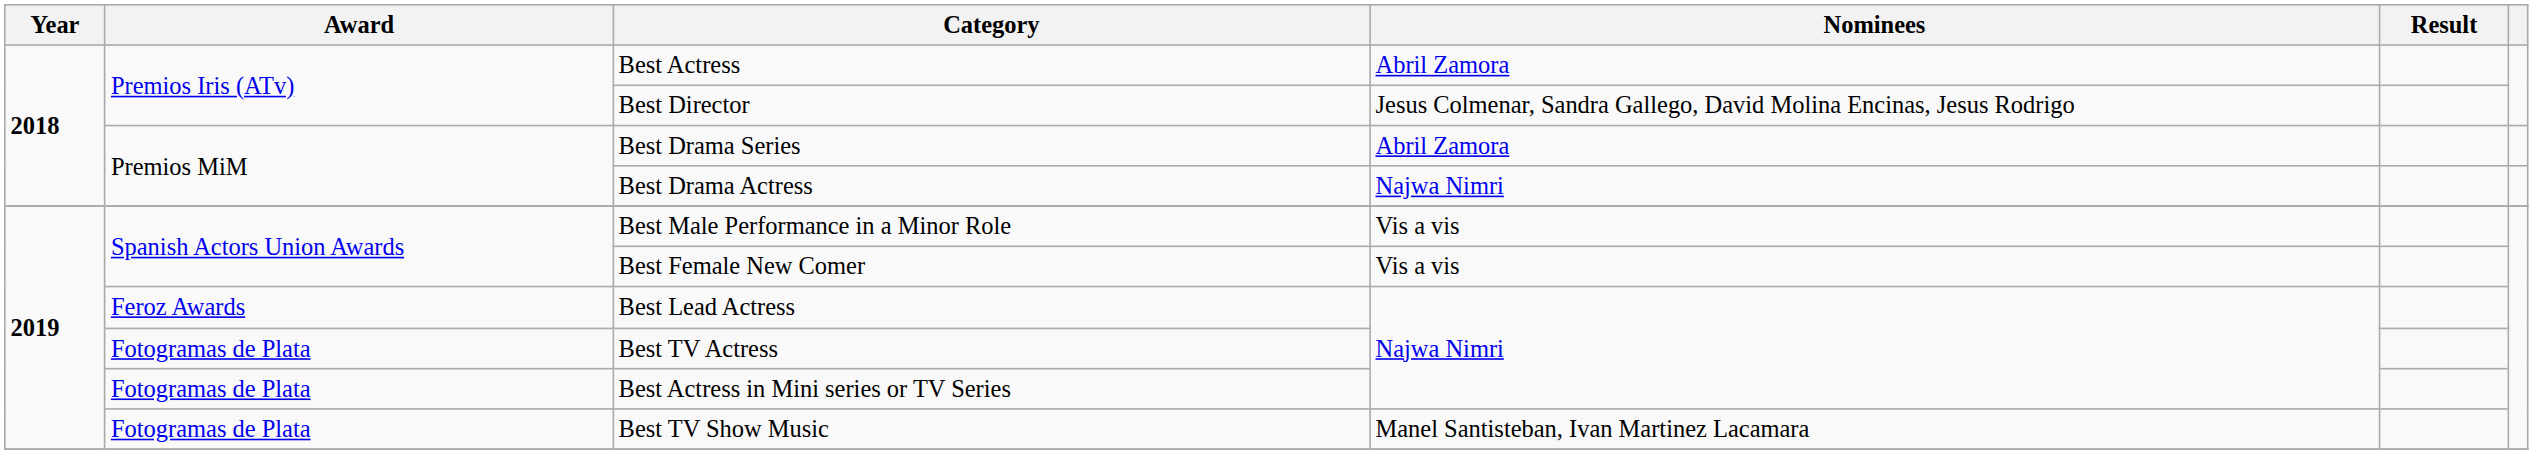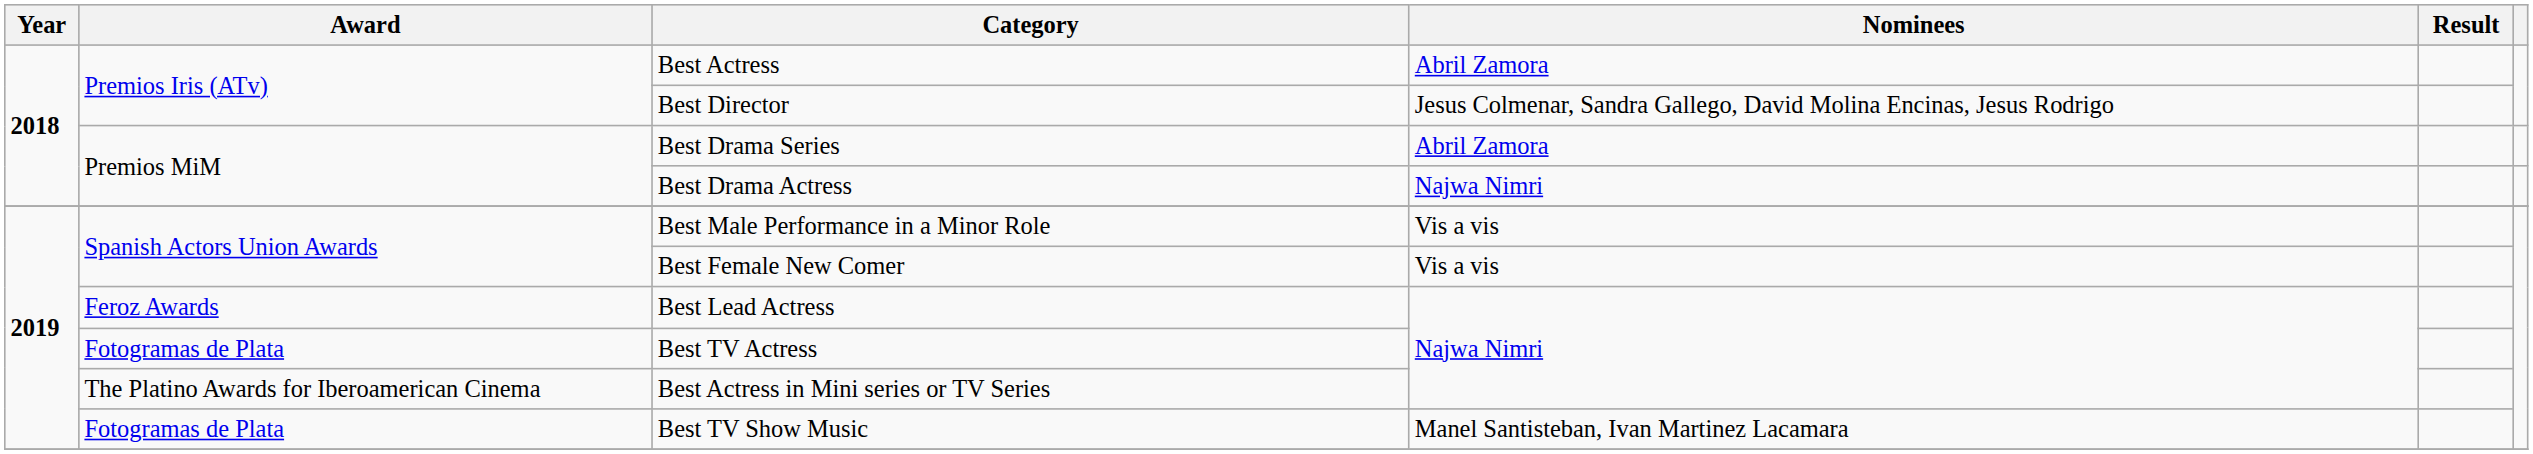(211, 388) Fotogramas de Plata -> (312, 388) The Platino Awards for Iberoamerican Cinema
